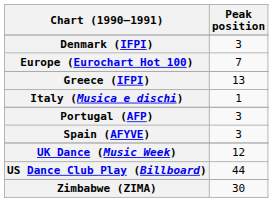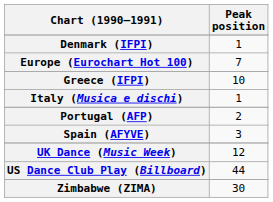(239, 44) 3 -> (239, 44) 1
(239, 80) 13 -> (239, 80) 10
(239, 116) 3 -> (239, 116) 2
